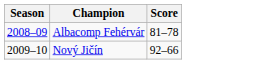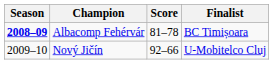+ column: (225, 13)
(27, 31) normal -> (27, 31) bold
